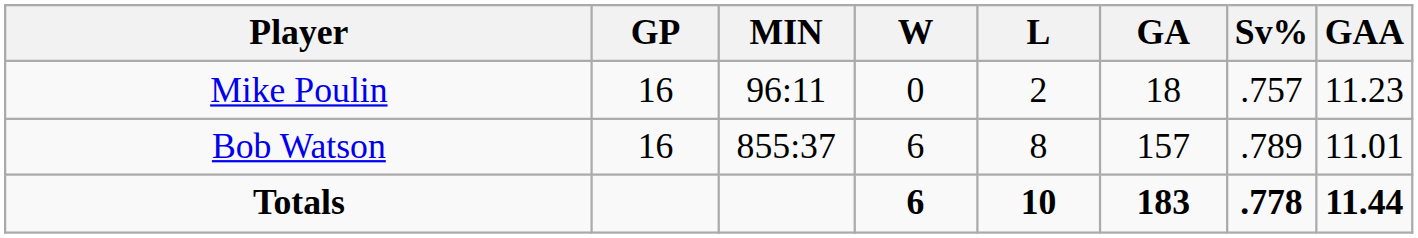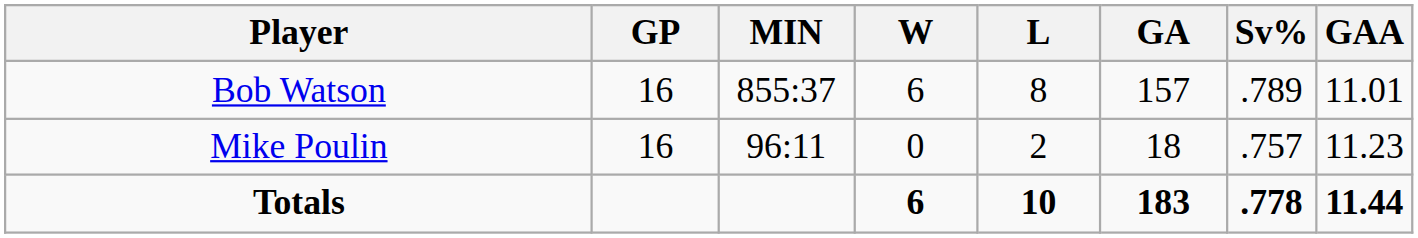rows swapped: (299, 145) <-> (299, 89)
